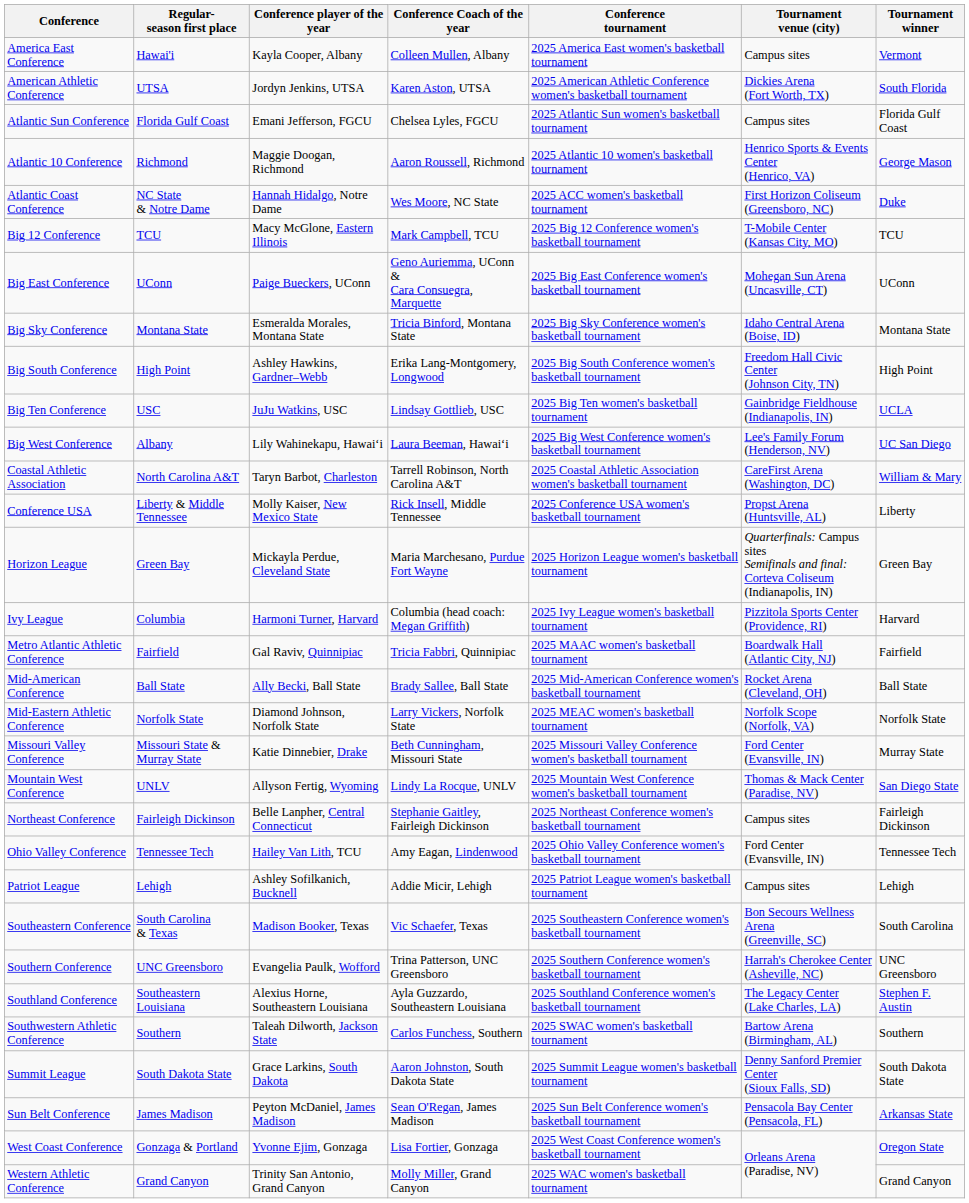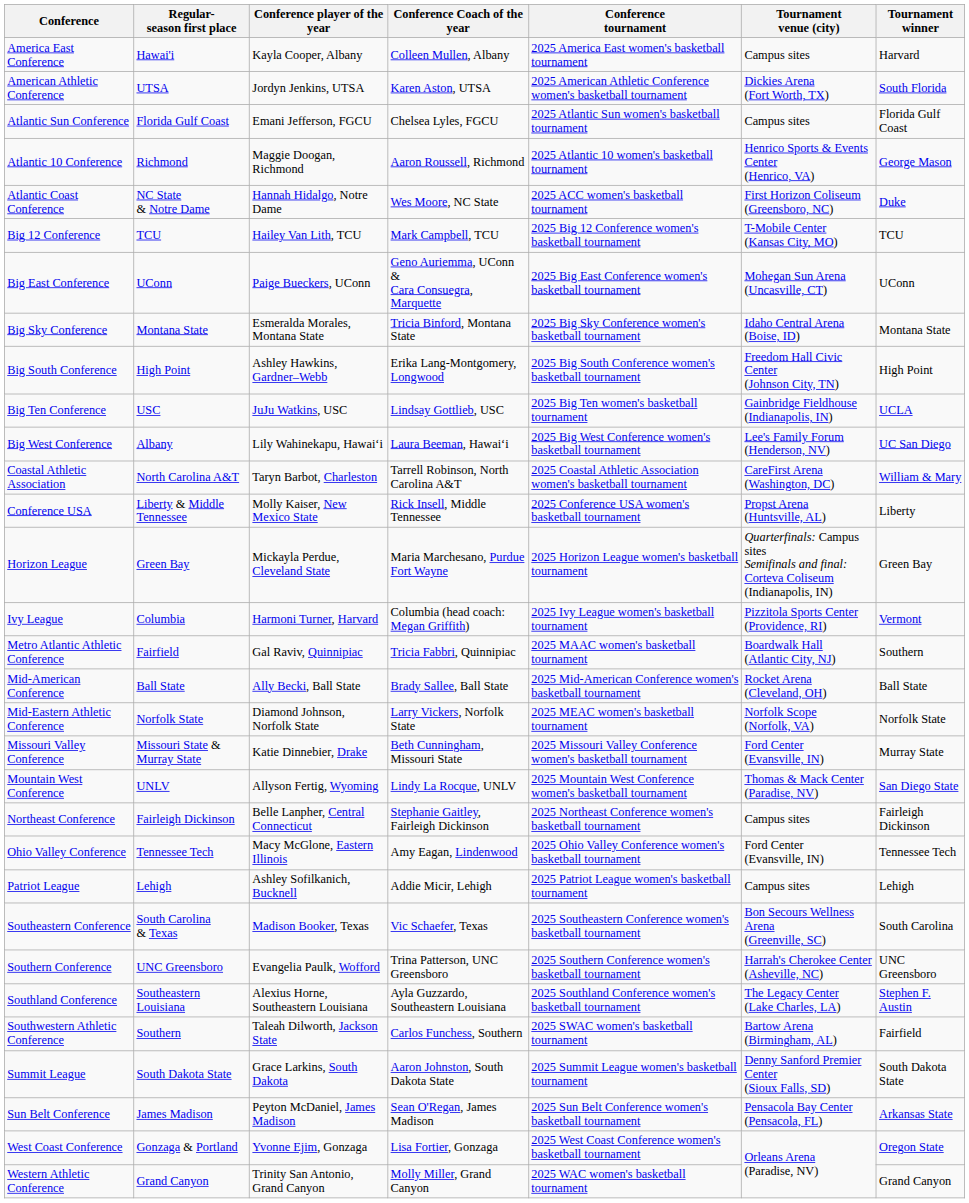(900, 54) Vermont -> (899, 54) Harvard
(313, 235) Macy McGlone, Eastern Illinois -> (307, 235) Hailey Van Lith, TCU
(899, 619) Harvard -> (900, 619) Vermont
(900, 652) Fairfield -> (901, 652) Southern
(307, 852) Hailey Van Lith, TCU -> (313, 852) Macy McGlone, Eastern Illinois
(901, 1033) Southern -> (900, 1033) Fairfield
